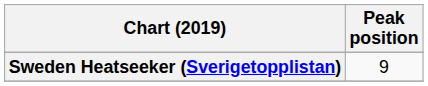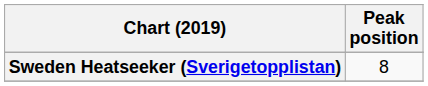(384, 66) 9 -> (384, 66) 8
